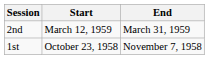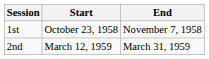rows swapped: (13, 46) <-> (15, 29)
